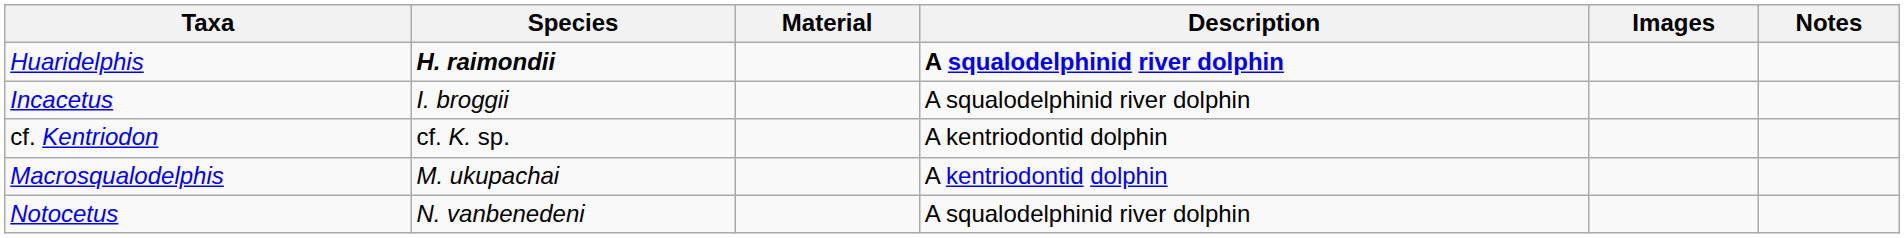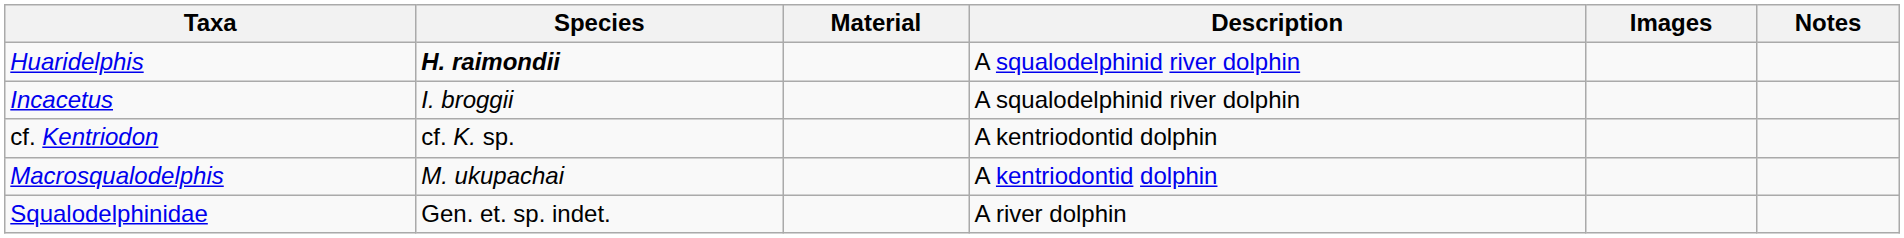(1104, 61) bold -> (1137, 61) normal
- row: (64, 213)
+ row: (109, 213)
